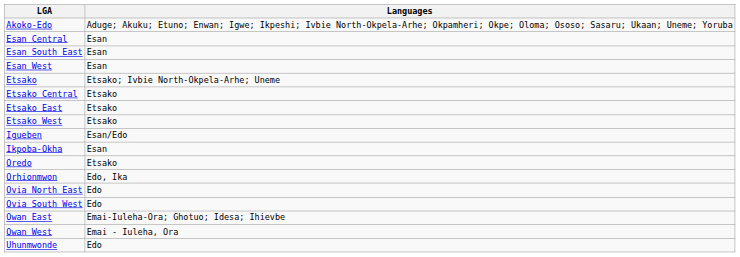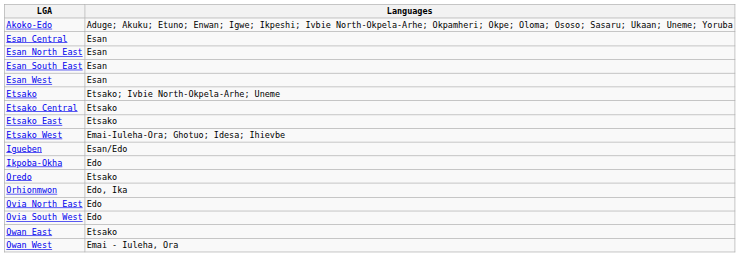+ row: (44, 53)
(102, 121) Etsako -> (186, 135) Emai-Iuleha-Ora; Ghotuo; Idesa; Ihievbe
(97, 149) Esan -> (94, 163) Edo
(186, 218) Emai-Iuleha-Ora; Ghotuo; Idesa; Ihievbe -> (102, 232) Etsako
- row: (32, 245)
